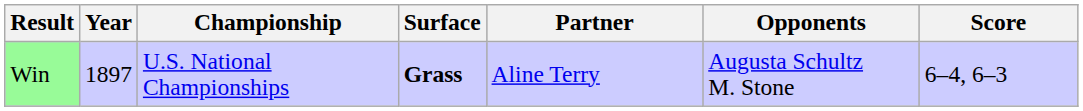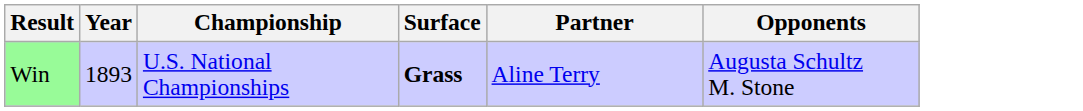- column: (998, 23)
(109, 73) 1897 -> (109, 73) 1893
